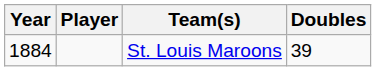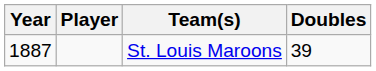(30, 50) 1884 -> (30, 50) 1887
